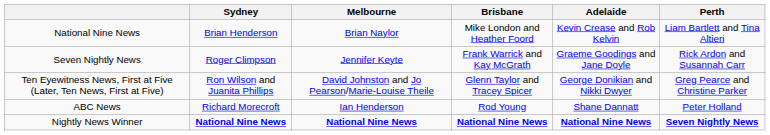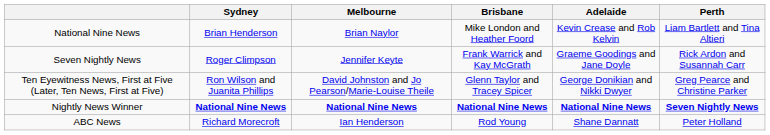rows swapped: (97, 107) <-> (97, 122)
